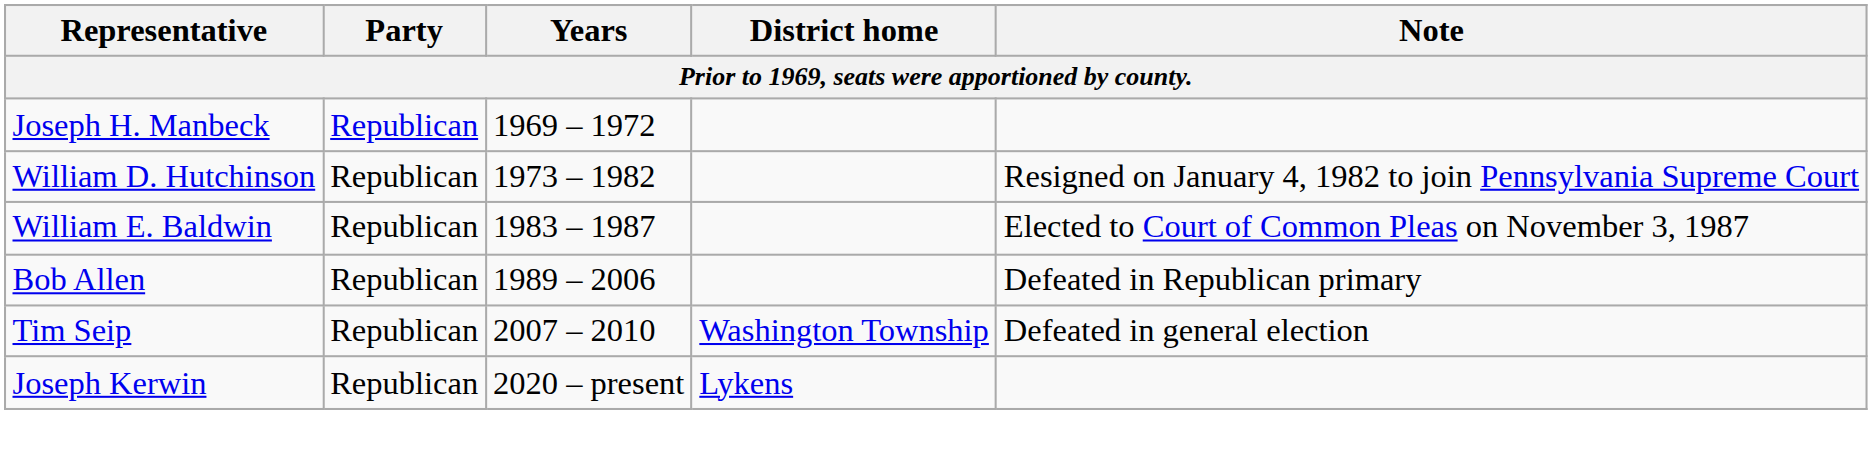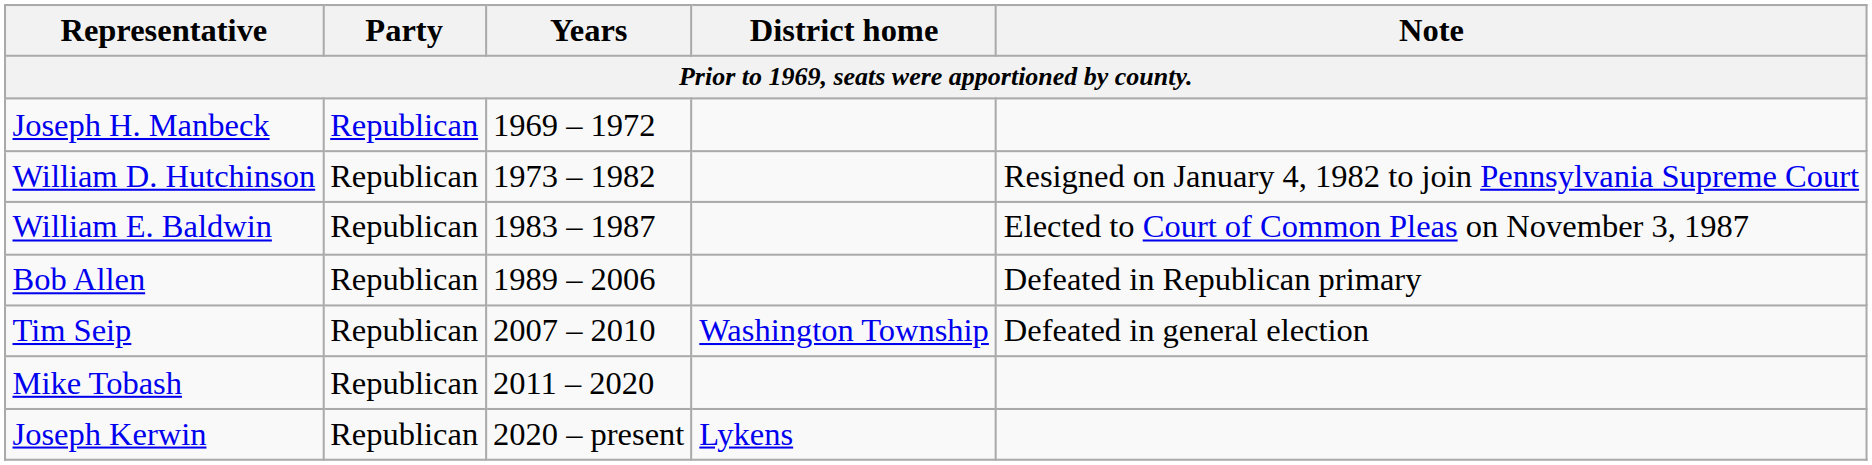+ row: (97, 382)
